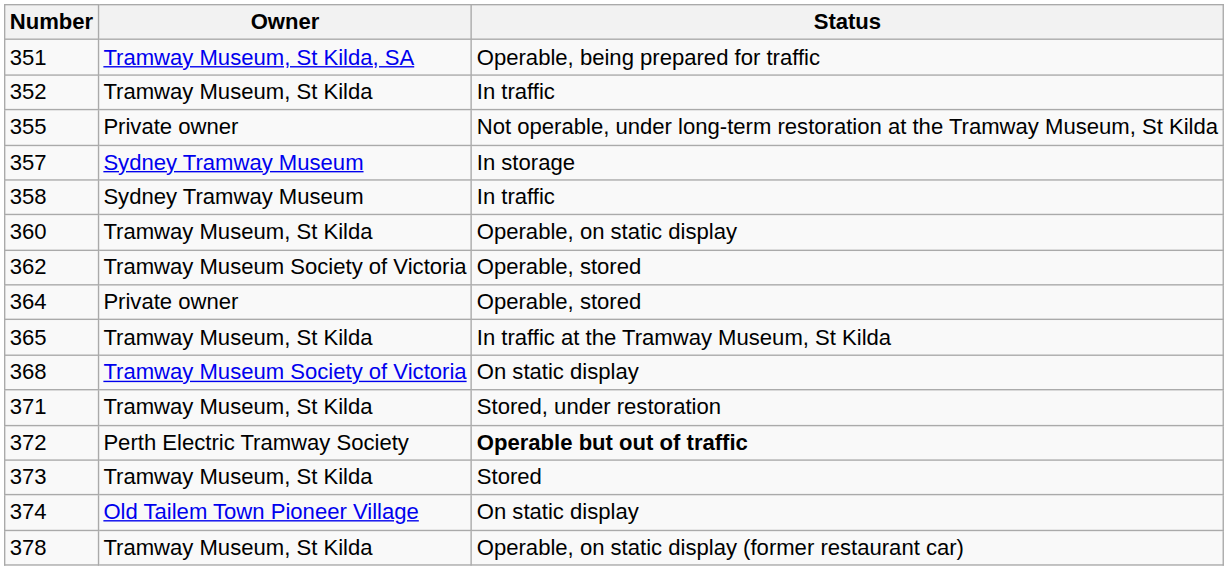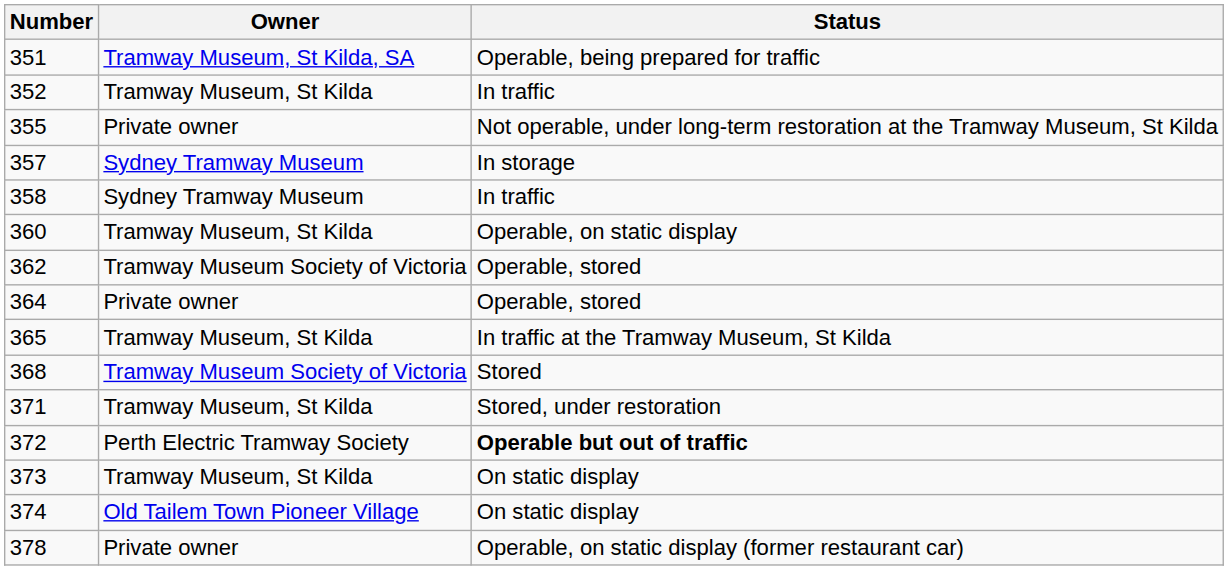(558, 372) On static display -> (509, 372) Stored
(509, 477) Stored -> (558, 477) On static display
(238, 547) Tramway Museum, St Kilda -> (171, 547) Private owner
